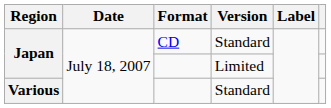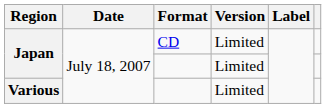(242, 41) Standard -> (239, 41) Limited
(242, 90) Standard -> (239, 90) Limited
